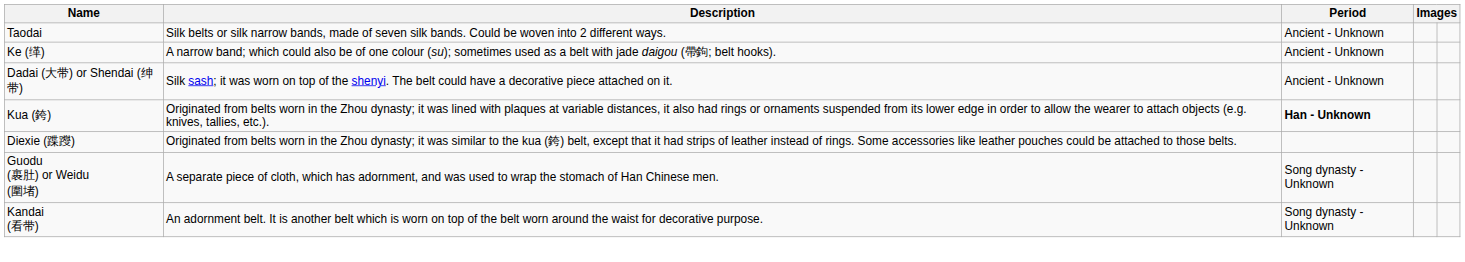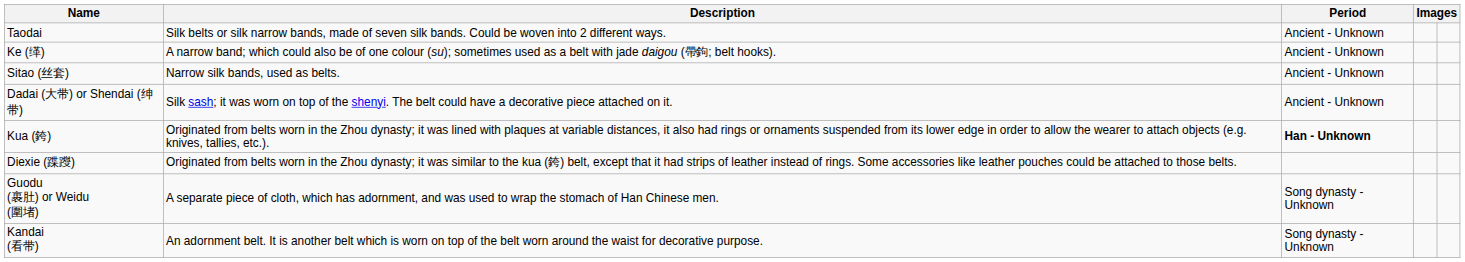+ row: (38, 73)
